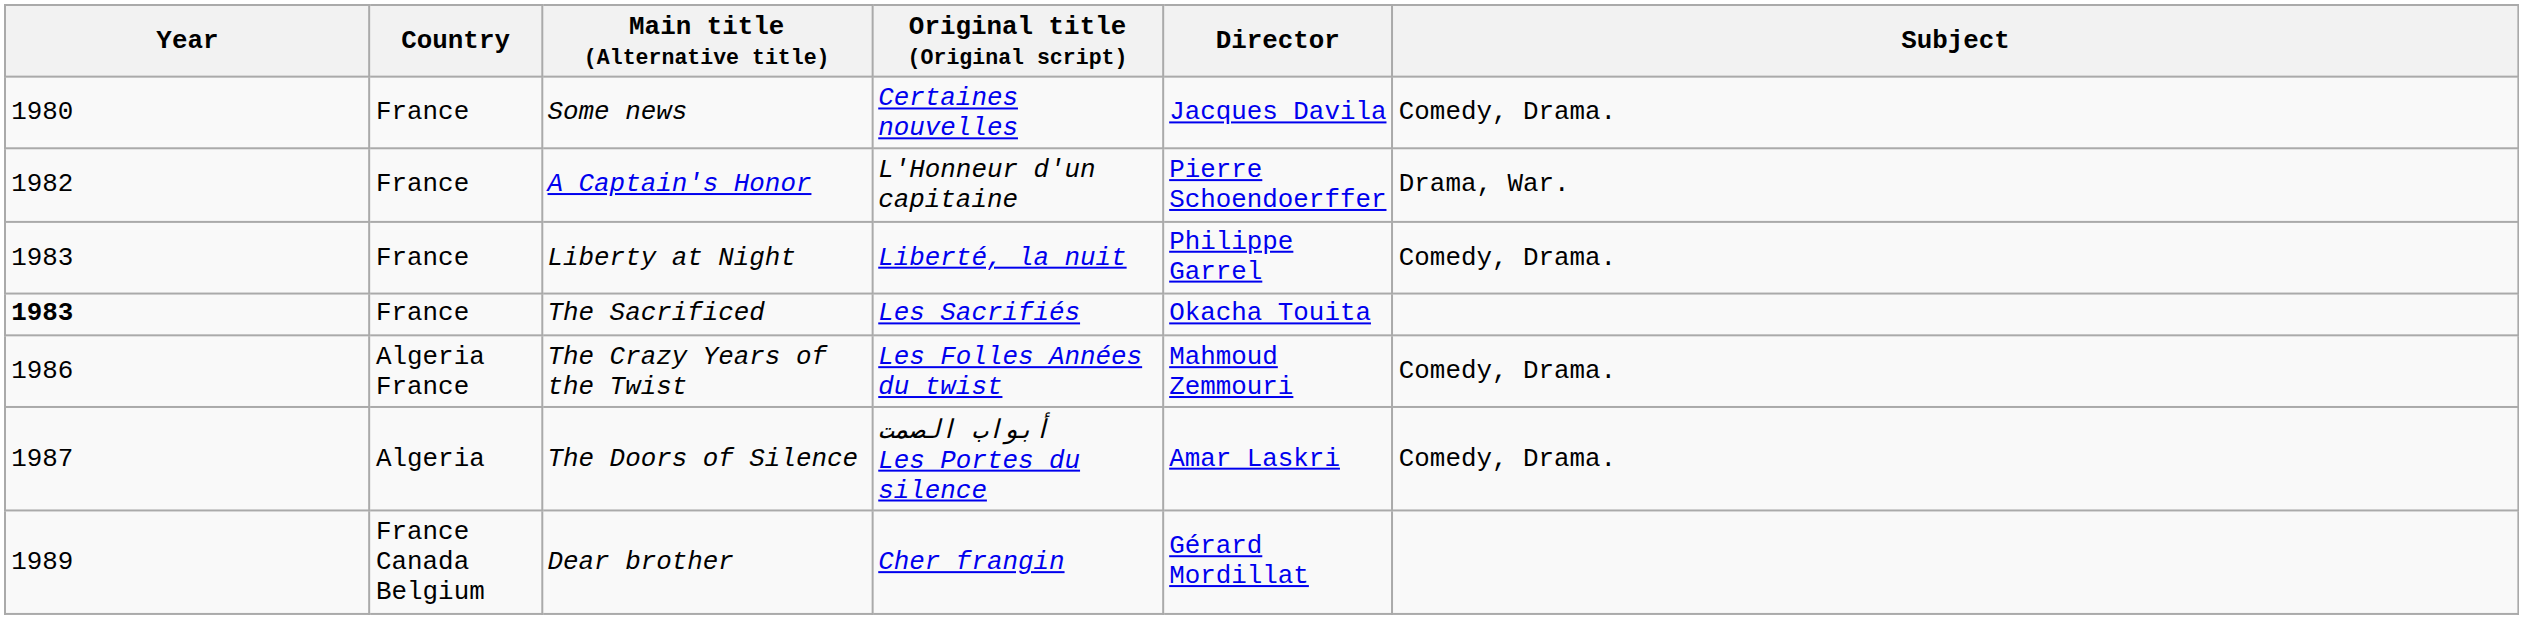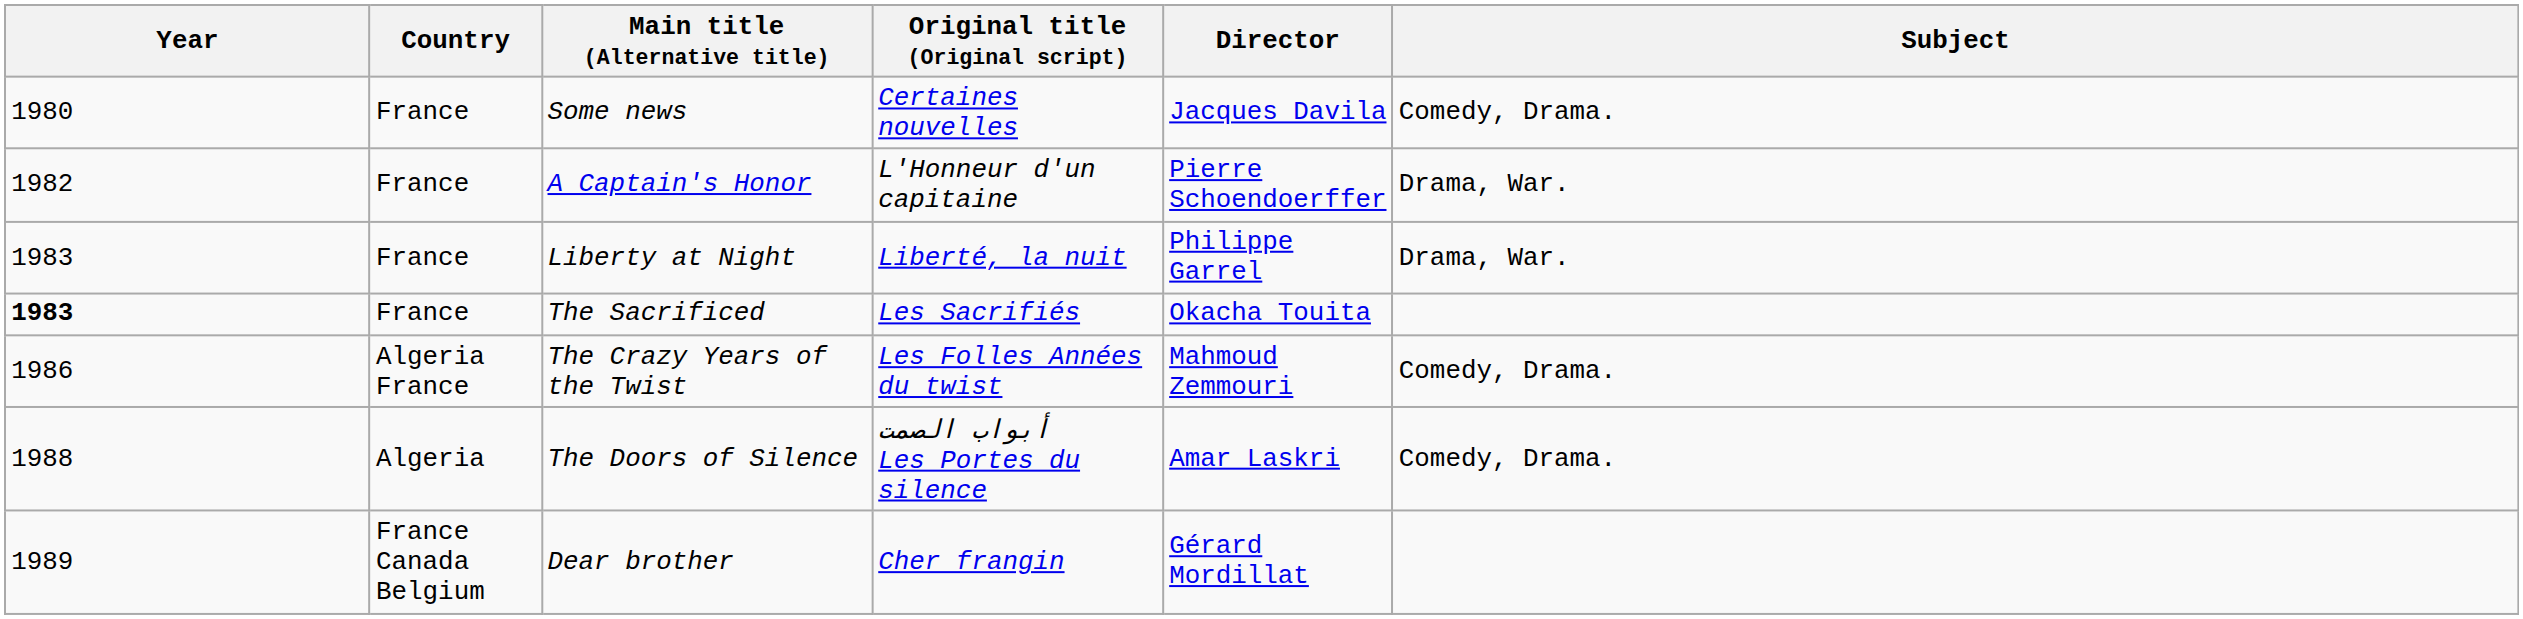(1507, 257) Comedy, Drama. -> (1484, 257) Drama, War.
(42, 459) 1987 -> (42, 459) 1988
